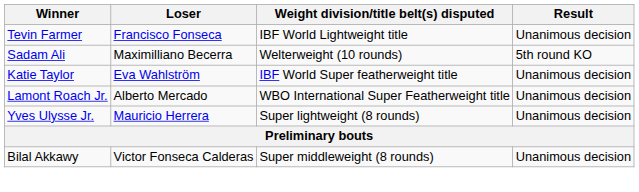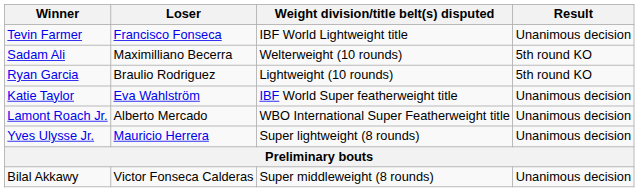+ row: (43, 75)
